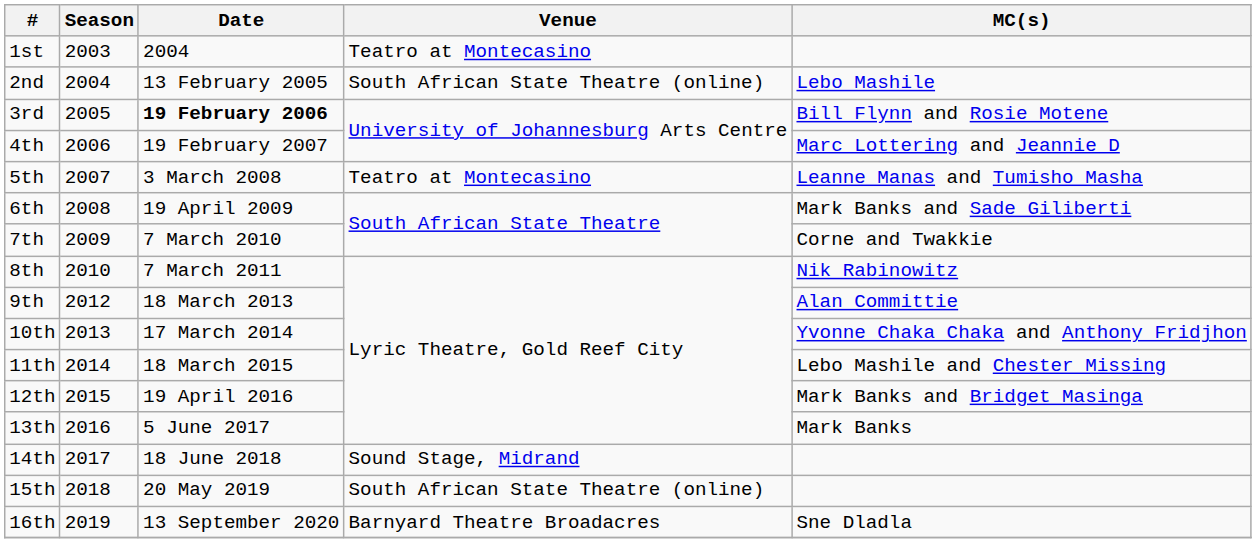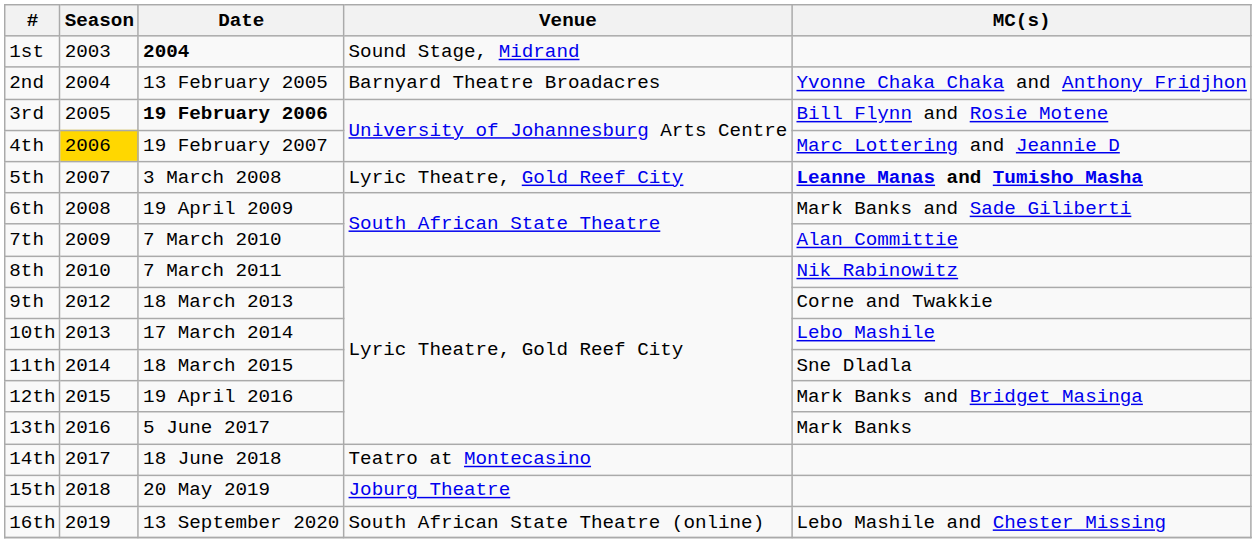(166, 52) normal -> (166, 52) bold
(470, 52) Teatro at Montecasino -> (464, 52) Sound Stage, Midrand
(556, 83) South African State Theatre (online) -> (504, 83) Barnyard Theatre Broadacres
(866, 83) Lebo Mashile -> (1022, 83) Yvonne Chaka Chaka and Anthony Fridjhon
(88, 146) no background -> (88, 146) gold background
(470, 177) Teatro at Montecasino -> (516, 177) Lyric Theatre, Gold Reef City
(970, 177) normal -> (970, 177) bold
(895, 240) Corne and Twakkie -> (877, 240) Alan Committie
(877, 303) Alan Committie -> (895, 303) Corne and Twakkie
(1022, 334) Yvonne Chaka Chaka and Anthony Fridjhon -> (866, 334) Lebo Mashile
(981, 365) Lebo Mashile and Chester Missing -> (854, 365) Sne Dladla
(464, 459) Sound Stage, Midrand -> (470, 459) Teatro at Montecasino
(556, 491) South African State Theatre (online) -> (429, 491) Joburg Theatre
(504, 522) Barnyard Theatre Broadacres -> (556, 522) South African State Theatre (online)
(854, 522) Sne Dladla -> (981, 522) Lebo Mashile and Chester Missing
